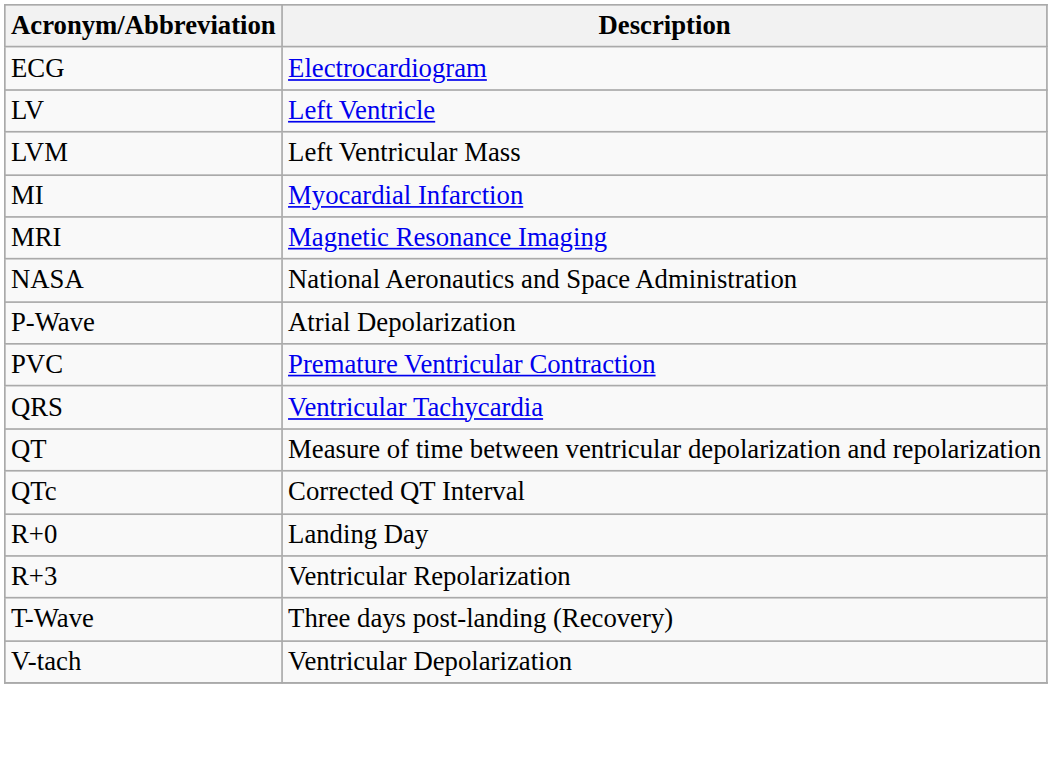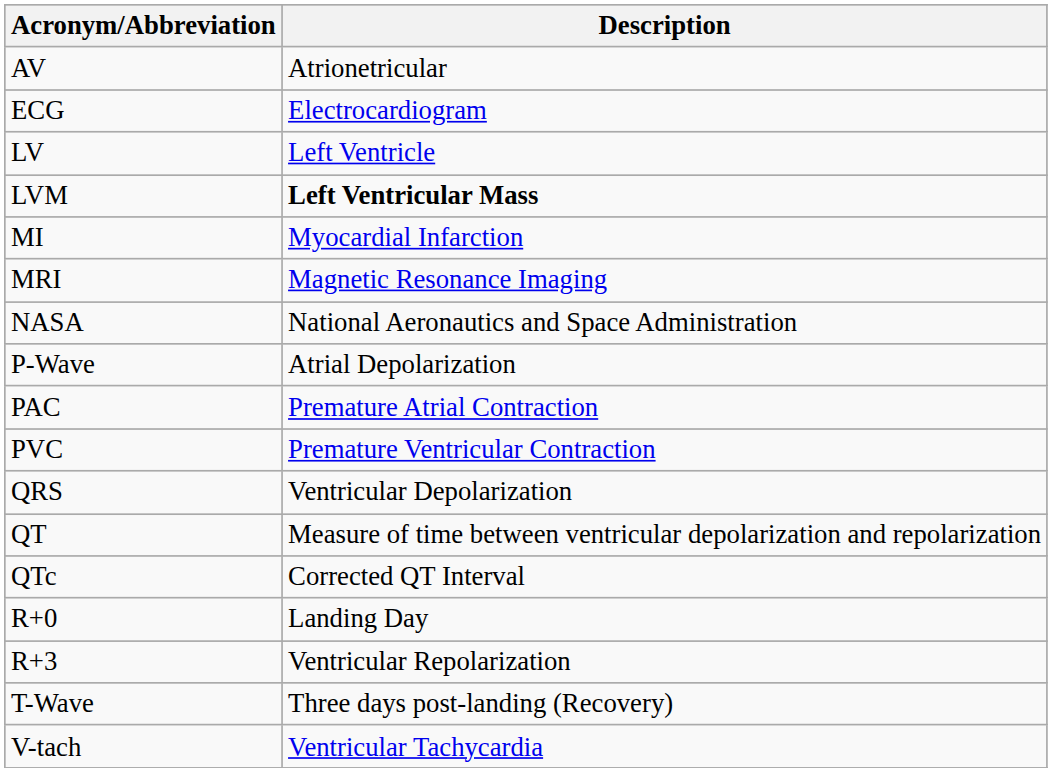+ row: (29, 68)
(404, 152) normal -> (413, 195) bold
+ row: (36, 407)
(416, 407) Ventricular Tachycardia -> (430, 491) Ventricular Depolarization
(430, 661) Ventricular Depolarization -> (416, 746) Ventricular Tachycardia
